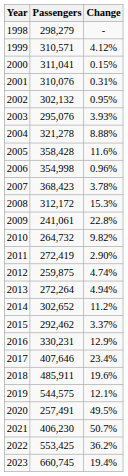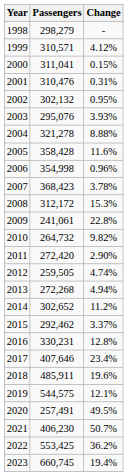(57, 82) 310,076 -> (57, 82) 310,476
(57, 255) 272,419 -> (57, 255) 272,420
(57, 272) 259,875 -> (57, 272) 259,505
(57, 290) 272,264 -> (57, 290) 272,268
(104, 341) 12.9% -> (104, 341) 12.8%
